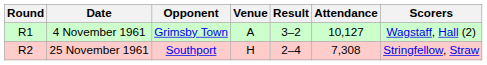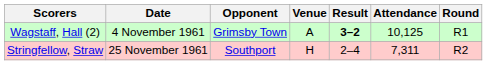columns swapped: (26, 13) <-> (431, 13)
(291, 32) normal -> (350, 32) bold
(346, 32) 10,127 -> (405, 32) 10,125
(346, 50) 7,308 -> (405, 50) 7,311
